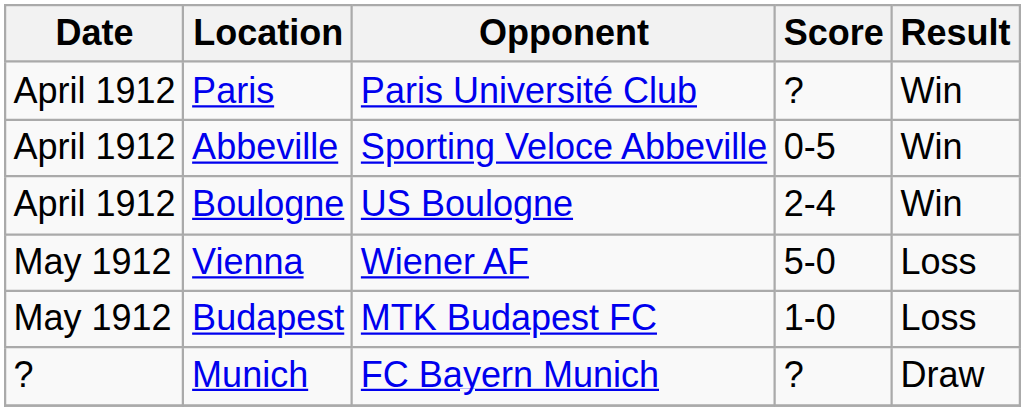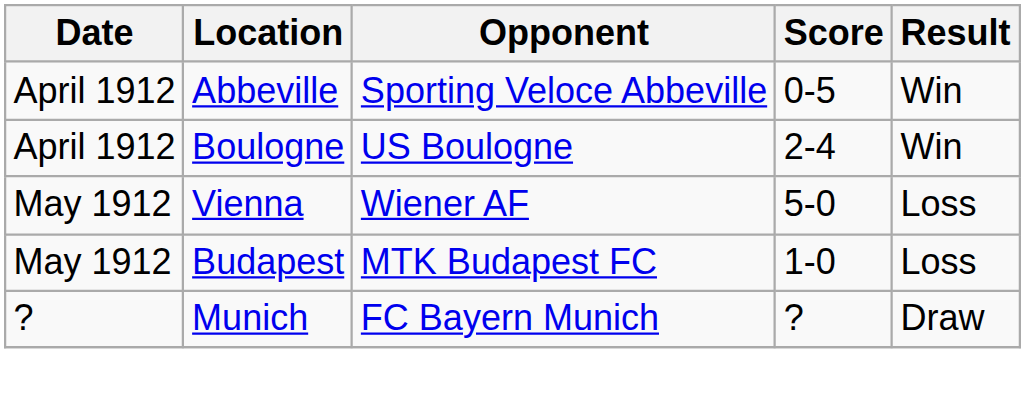- row: (233, 90)
